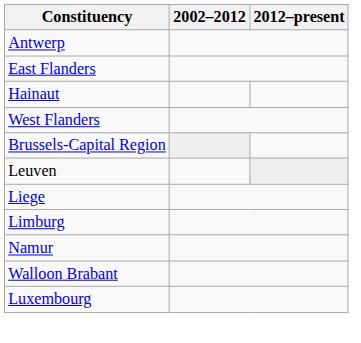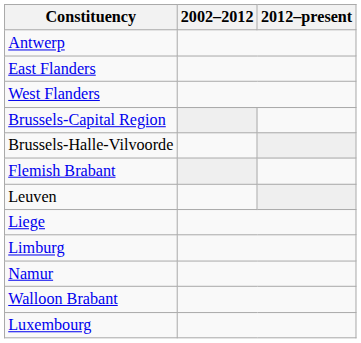- row: (34, 94)
+ row: (91, 145)
+ row: (62, 171)
